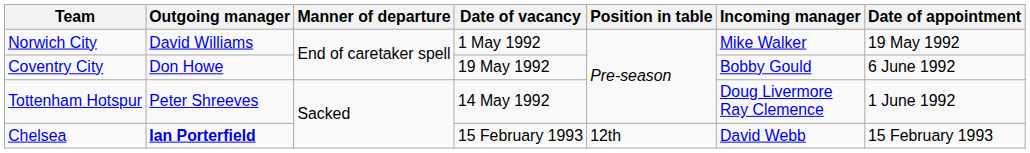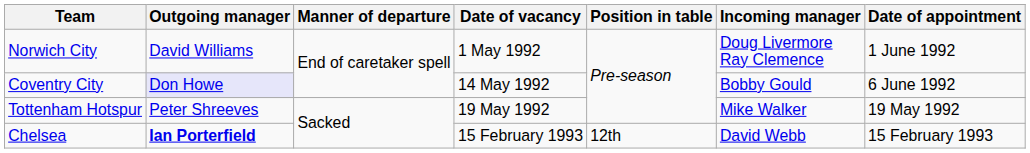(763, 42) Mike Walker -> (776, 51) Doug Livermore Ray Clemence
(914, 42) 19 May 1992 -> (912, 51) 1 June 1992
(186, 67) no background -> (186, 85) lavender background
(504, 67) 19 May 1992 -> (504, 85) 14 May 1992
(504, 101) 14 May 1992 -> (504, 110) 19 May 1992
(776, 101) Doug Livermore Ray Clemence -> (763, 110) Mike Walker
(912, 101) 1 June 1992 -> (914, 110) 19 May 1992
